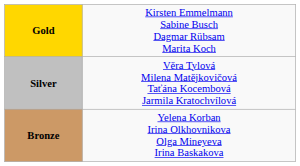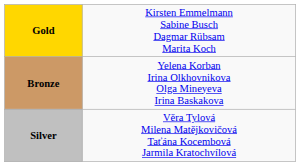rows swapped: (43, 83) <-> (43, 135)
